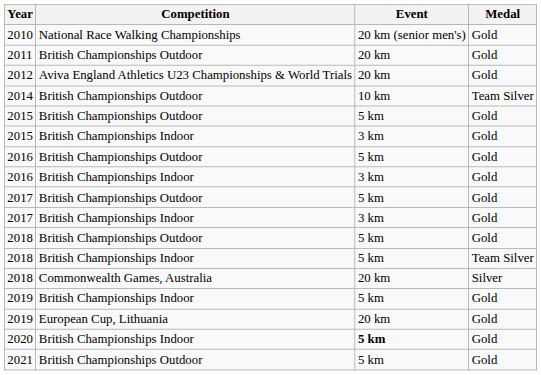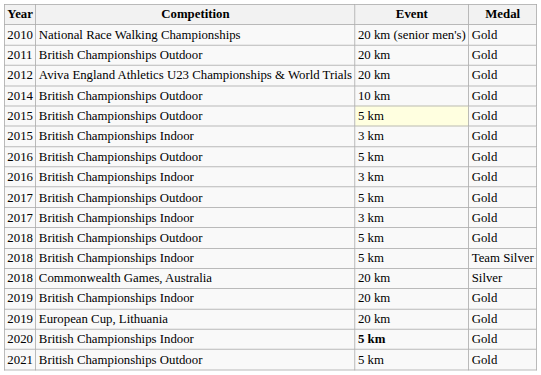(503, 95) Team Silver -> (485, 95) Gold
(371, 116) no background -> (371, 116) lightyellow background
(371, 298) 5 km -> (374, 298) 20 km
